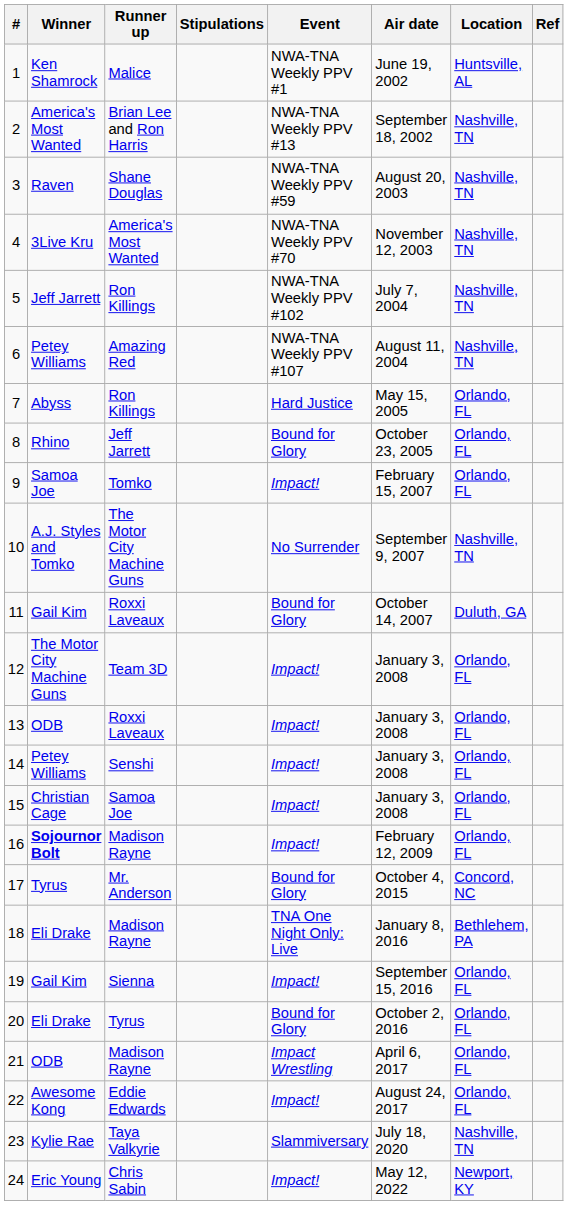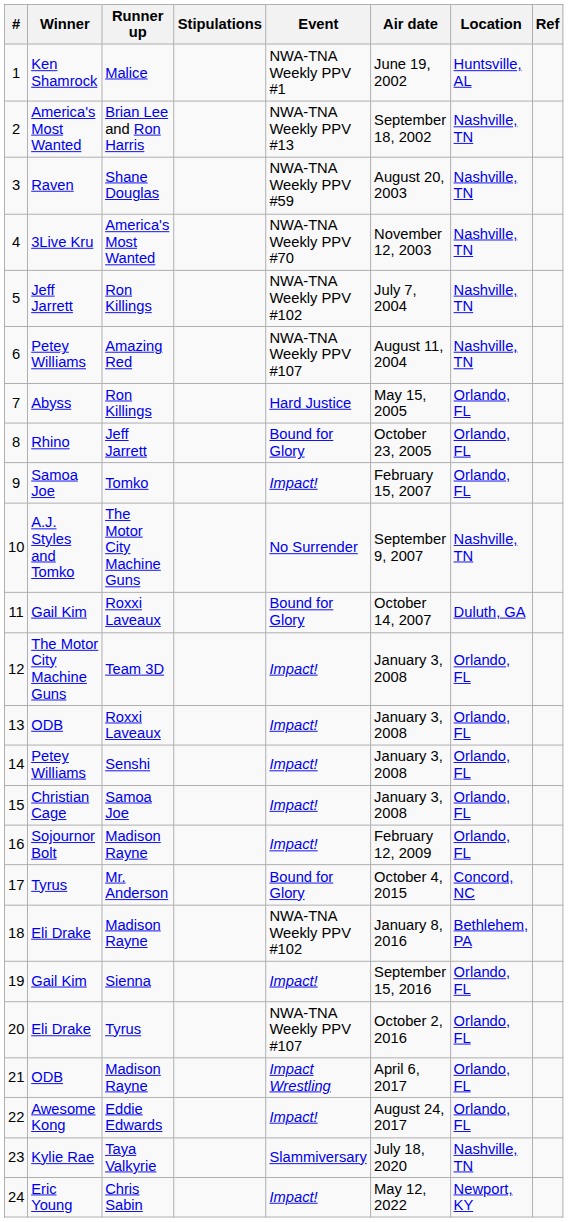(66, 845) bold -> (63, 845) normal
(307, 933) TNA One Night Only: Live -> (310, 933) NWA-TNA Weekly PPV #102
(303, 1021) Bound for Glory -> (310, 1029) NWA-TNA Weekly PPV #107
